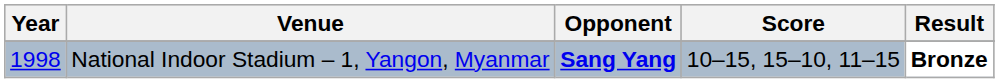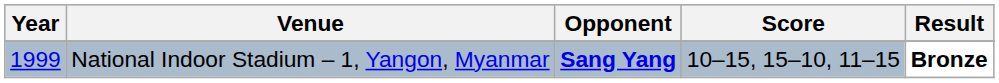(35, 59) 1998 -> (35, 59) 1999
